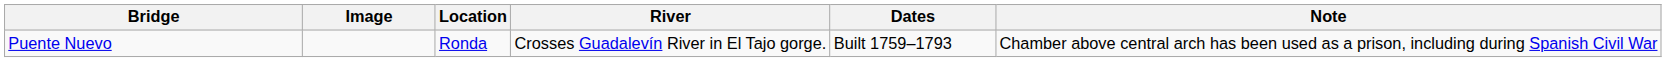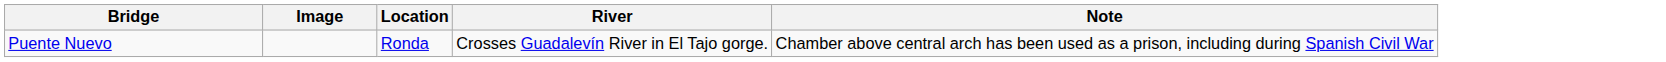- column: (913, 17)
